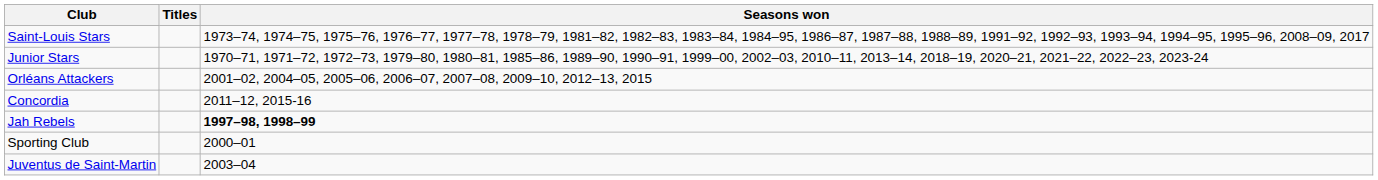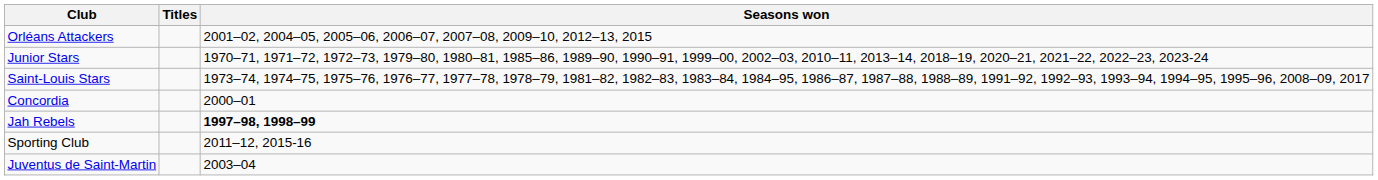rows swapped: (59, 36) <-> (61, 79)
(257, 100) 2011–12, 2015-16 -> (230, 100) 2000–01
(230, 143) 2000–01 -> (257, 143) 2011–12, 2015-16
